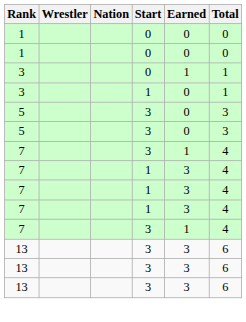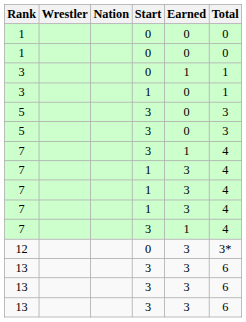+ row: (22, 248)
